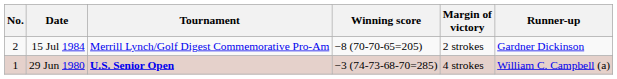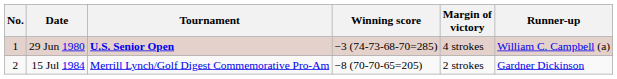rows swapped: (57, 65) <-> (58, 46)
